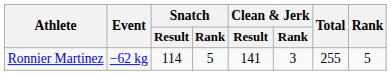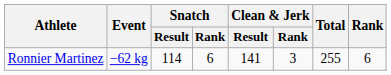(210, 59) 5 -> (210, 59) 6
(368, 59) 5 -> (368, 59) 6
